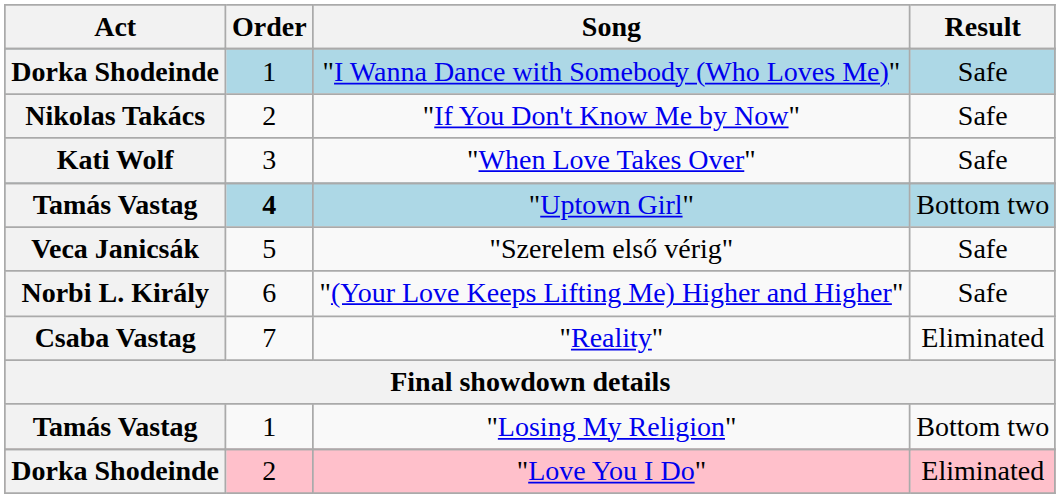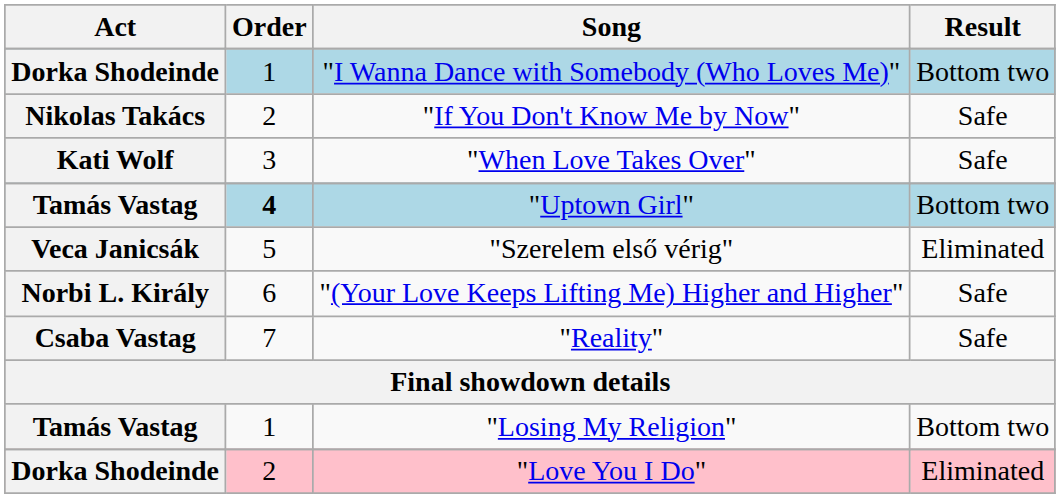(983, 71) Safe -> (983, 71) Bottom two
(983, 248) Safe -> (983, 248) Eliminated
(983, 337) Eliminated -> (983, 337) Safe
